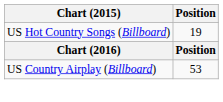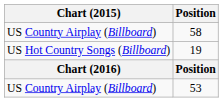+ row: (196, 32)
